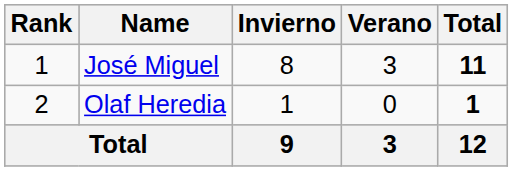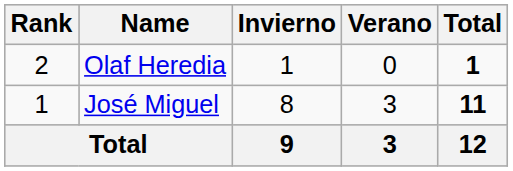rows swapped: (152, 64) <-> (155, 104)
